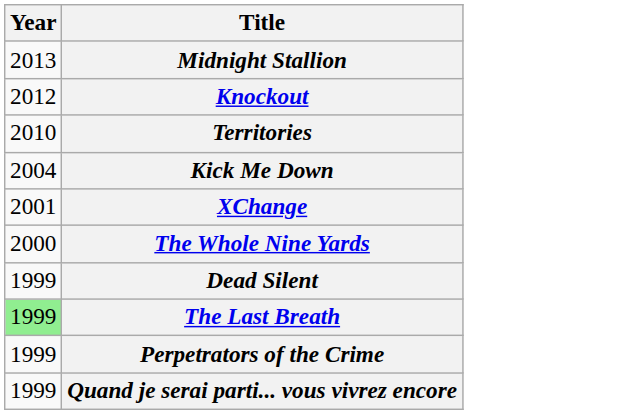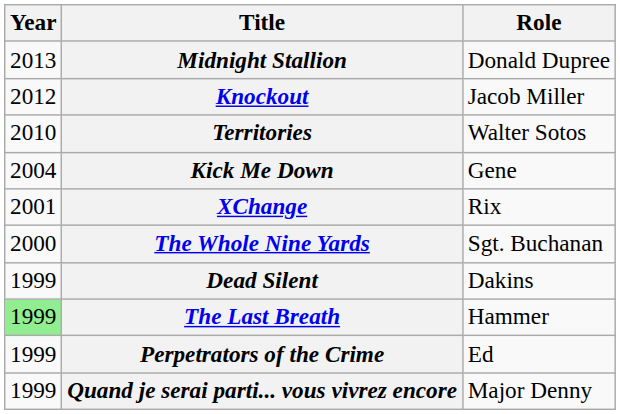+ column: (539, 22)
